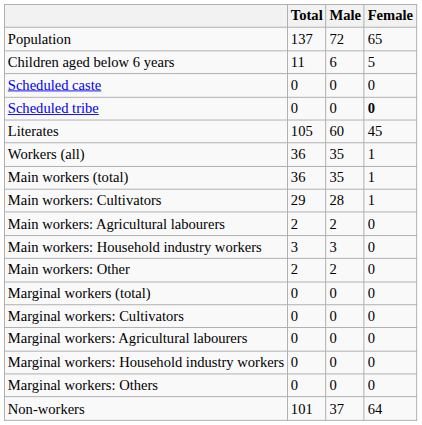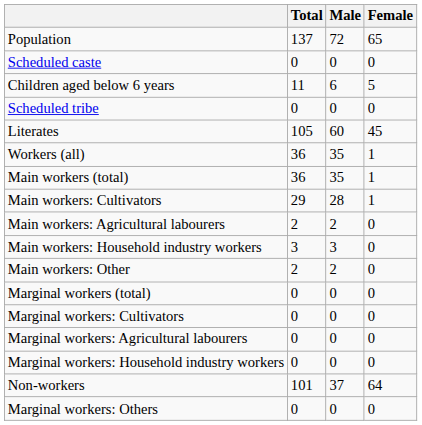rows swapped: (91, 62) <-> (55, 85)
(371, 108) bold -> (371, 108) normal
rows swapped: (83, 385) <-> (46, 408)
